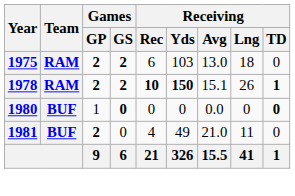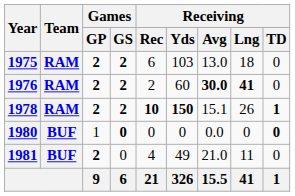+ row: (23, 86)
